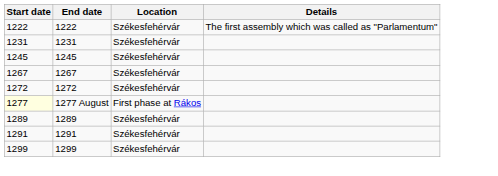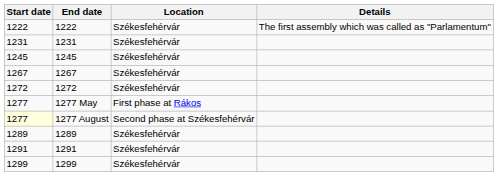+ row: (76, 103)
(157, 103) First phase at Rákos -> (184, 118) Second phase at Székesfehérvár
